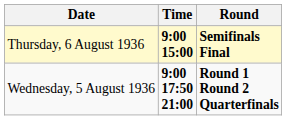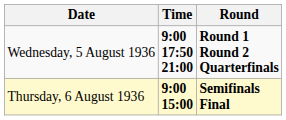rows swapped: (81, 89) <-> (76, 44)
